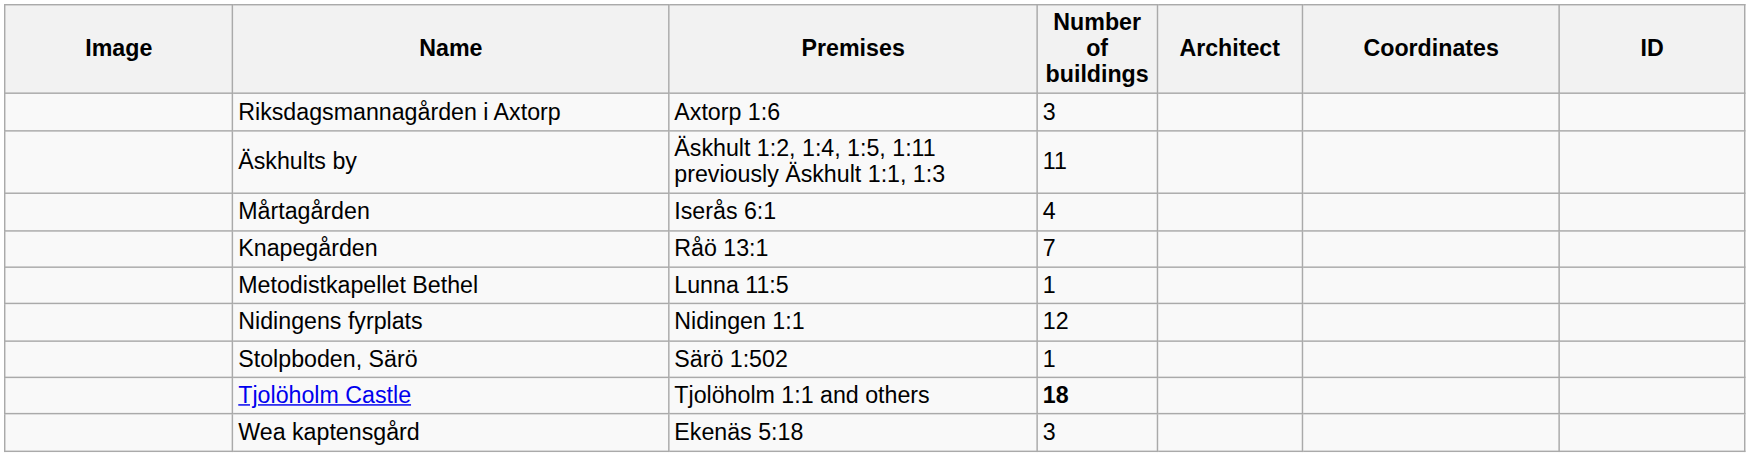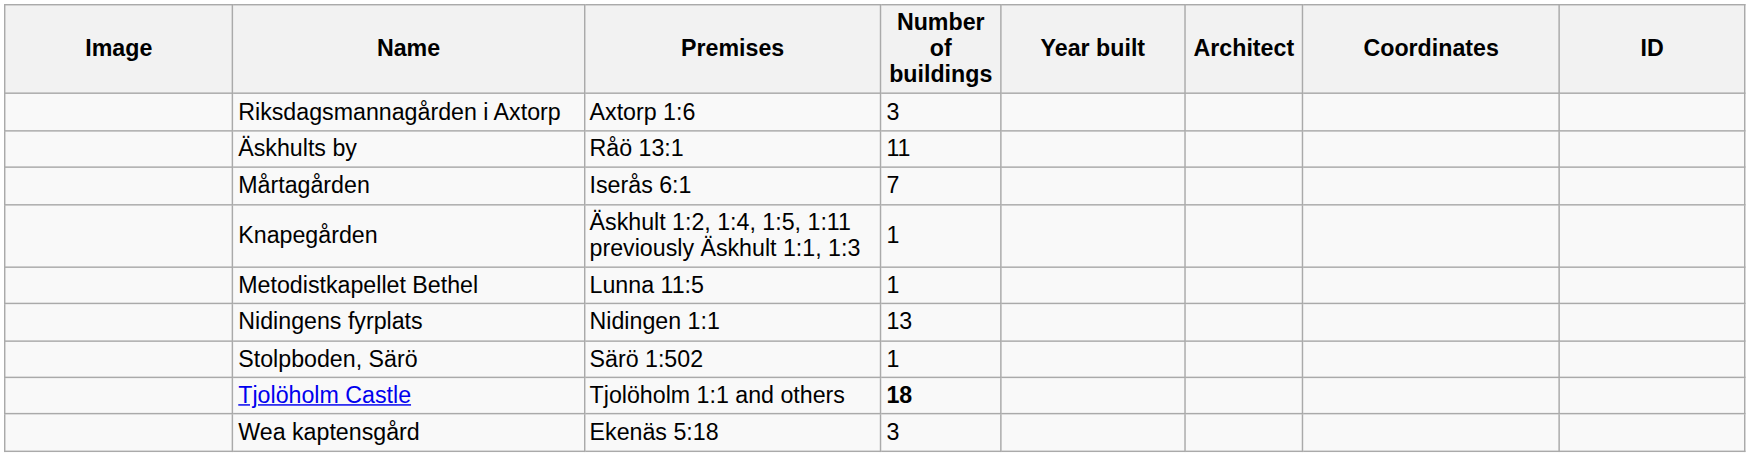+ column: (1093, 48)
(810, 161) Äskhult 1:2, 1:4, 1:5, 1:11 previously Äskhult 1:1, 1:3 -> (637, 148) Råö 13:1
(1049, 211) 4 -> (893, 185) 7
(721, 248) Råö 13:1 -> (725, 235) Äskhult 1:2, 1:4, 1:5, 1:11 previously Äskhult 1:1, 1:3
(1049, 248) 7 -> (893, 235) 1
(1056, 321) 12 -> (899, 321) 13
